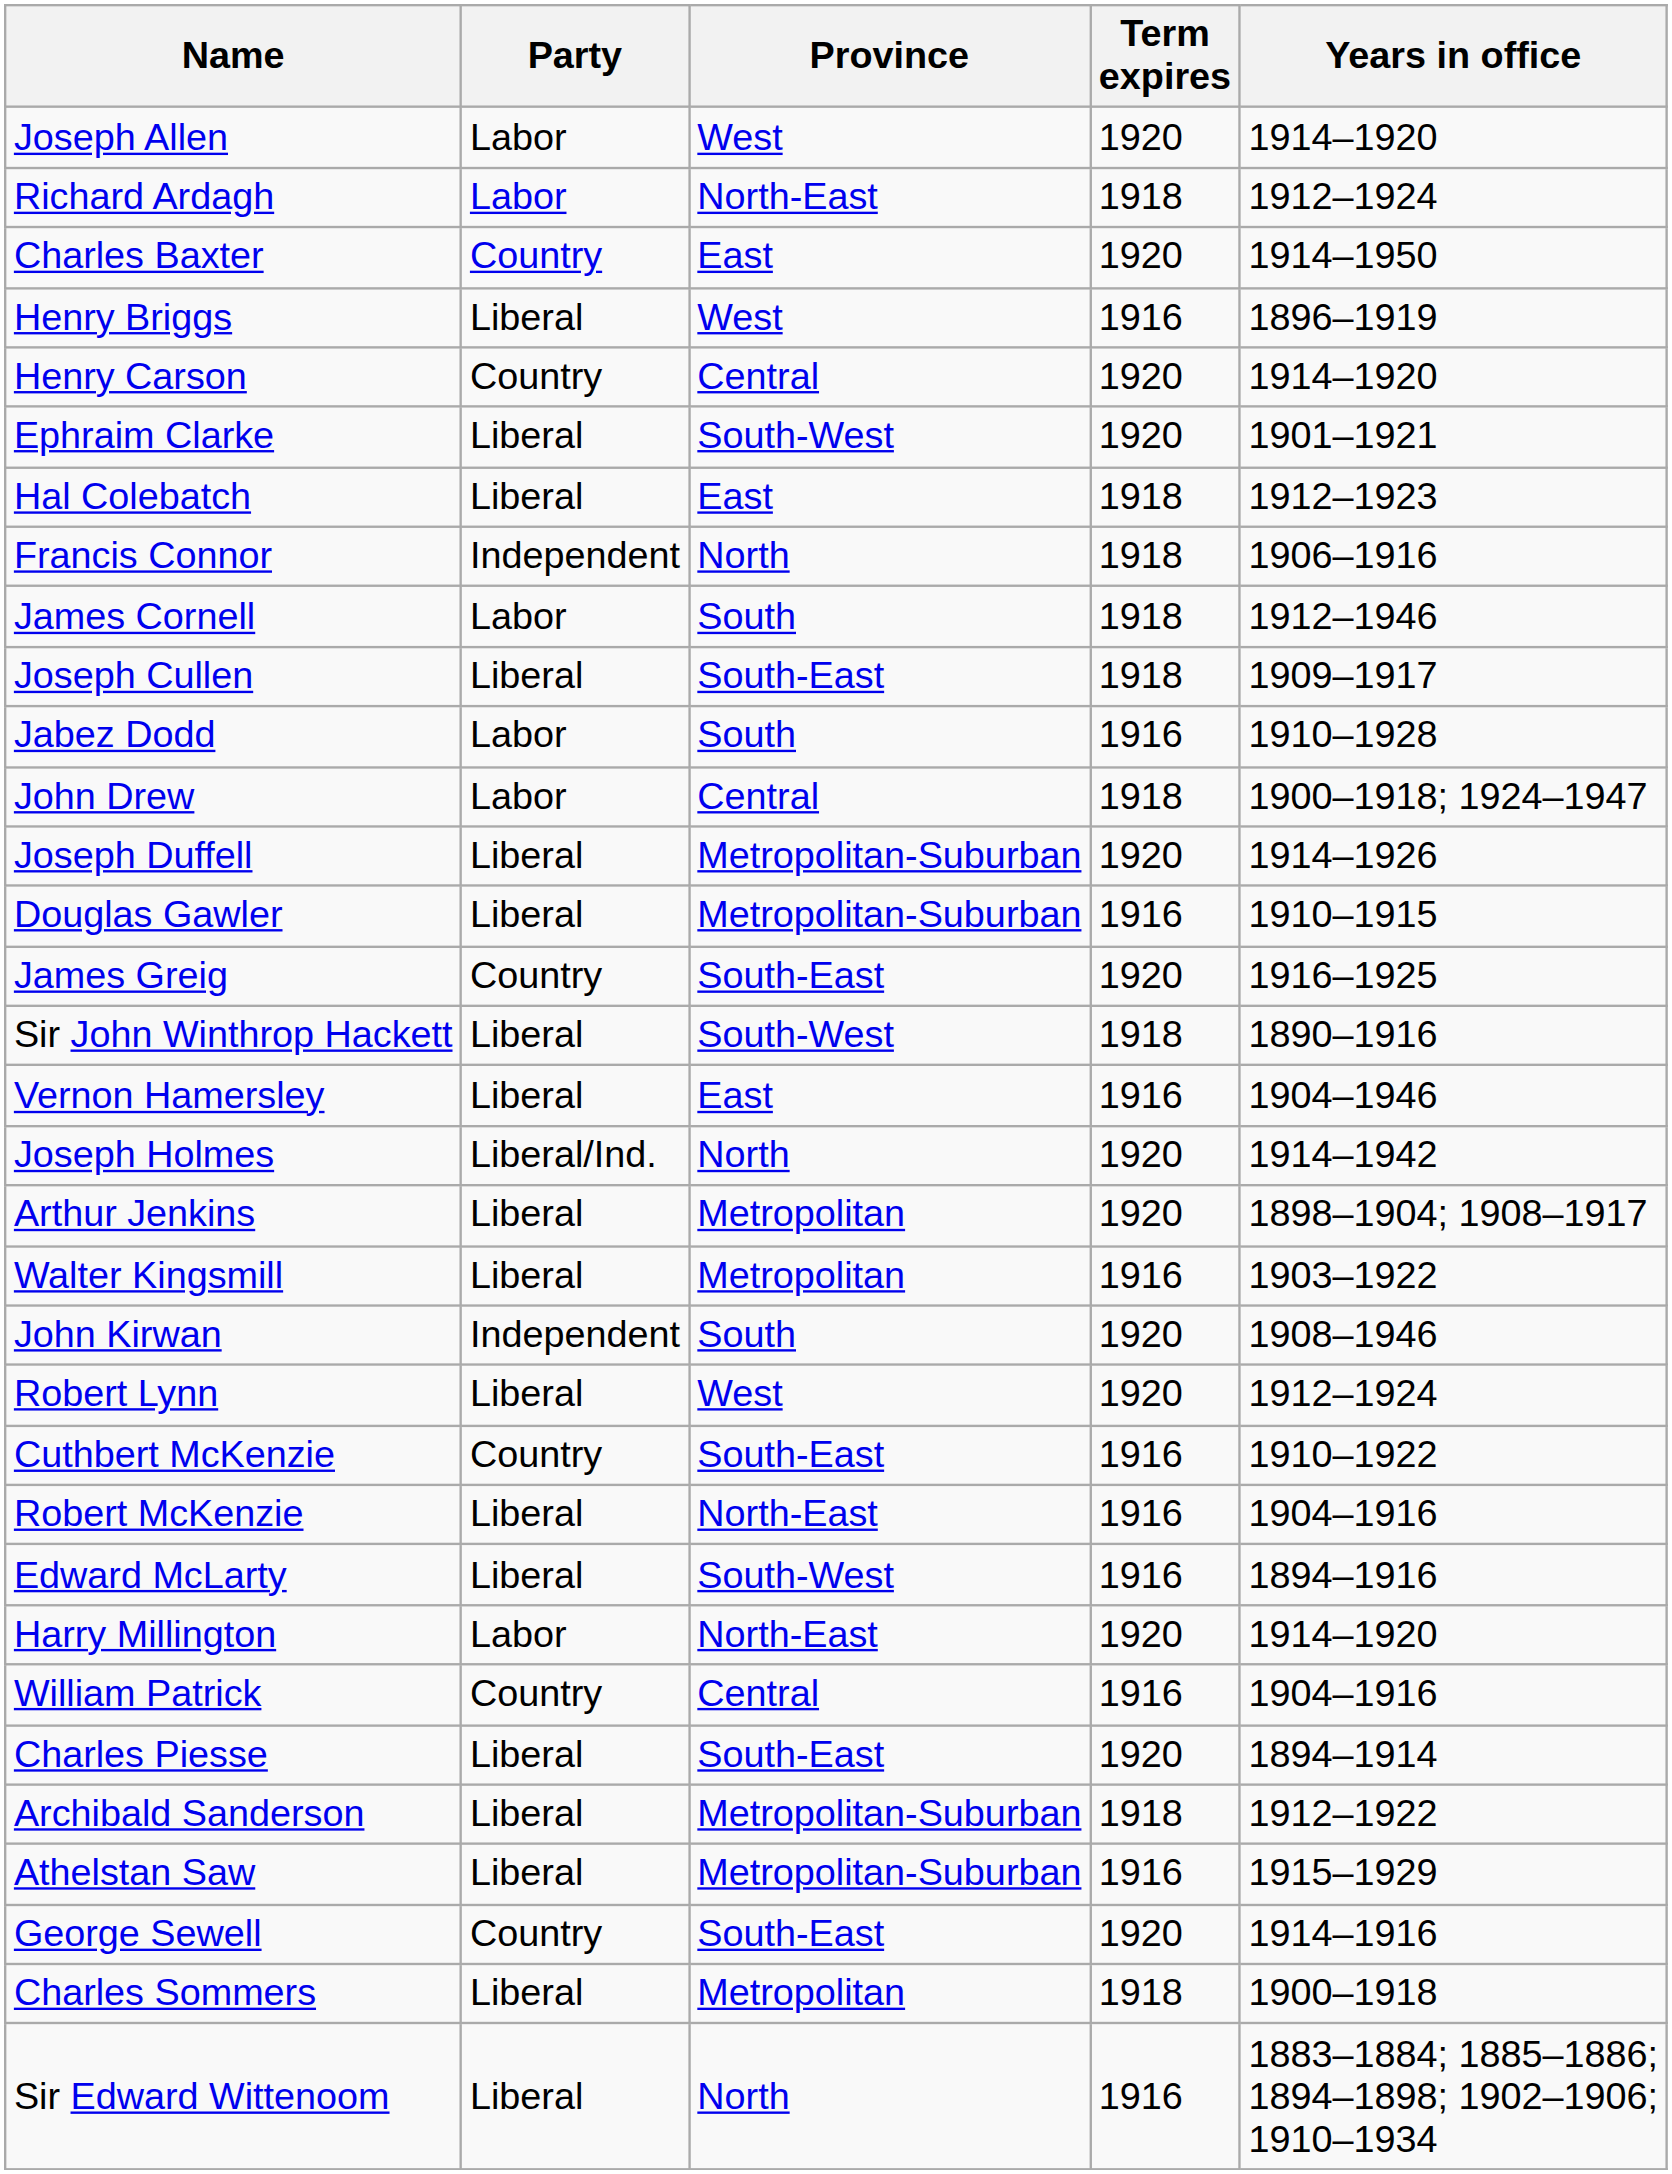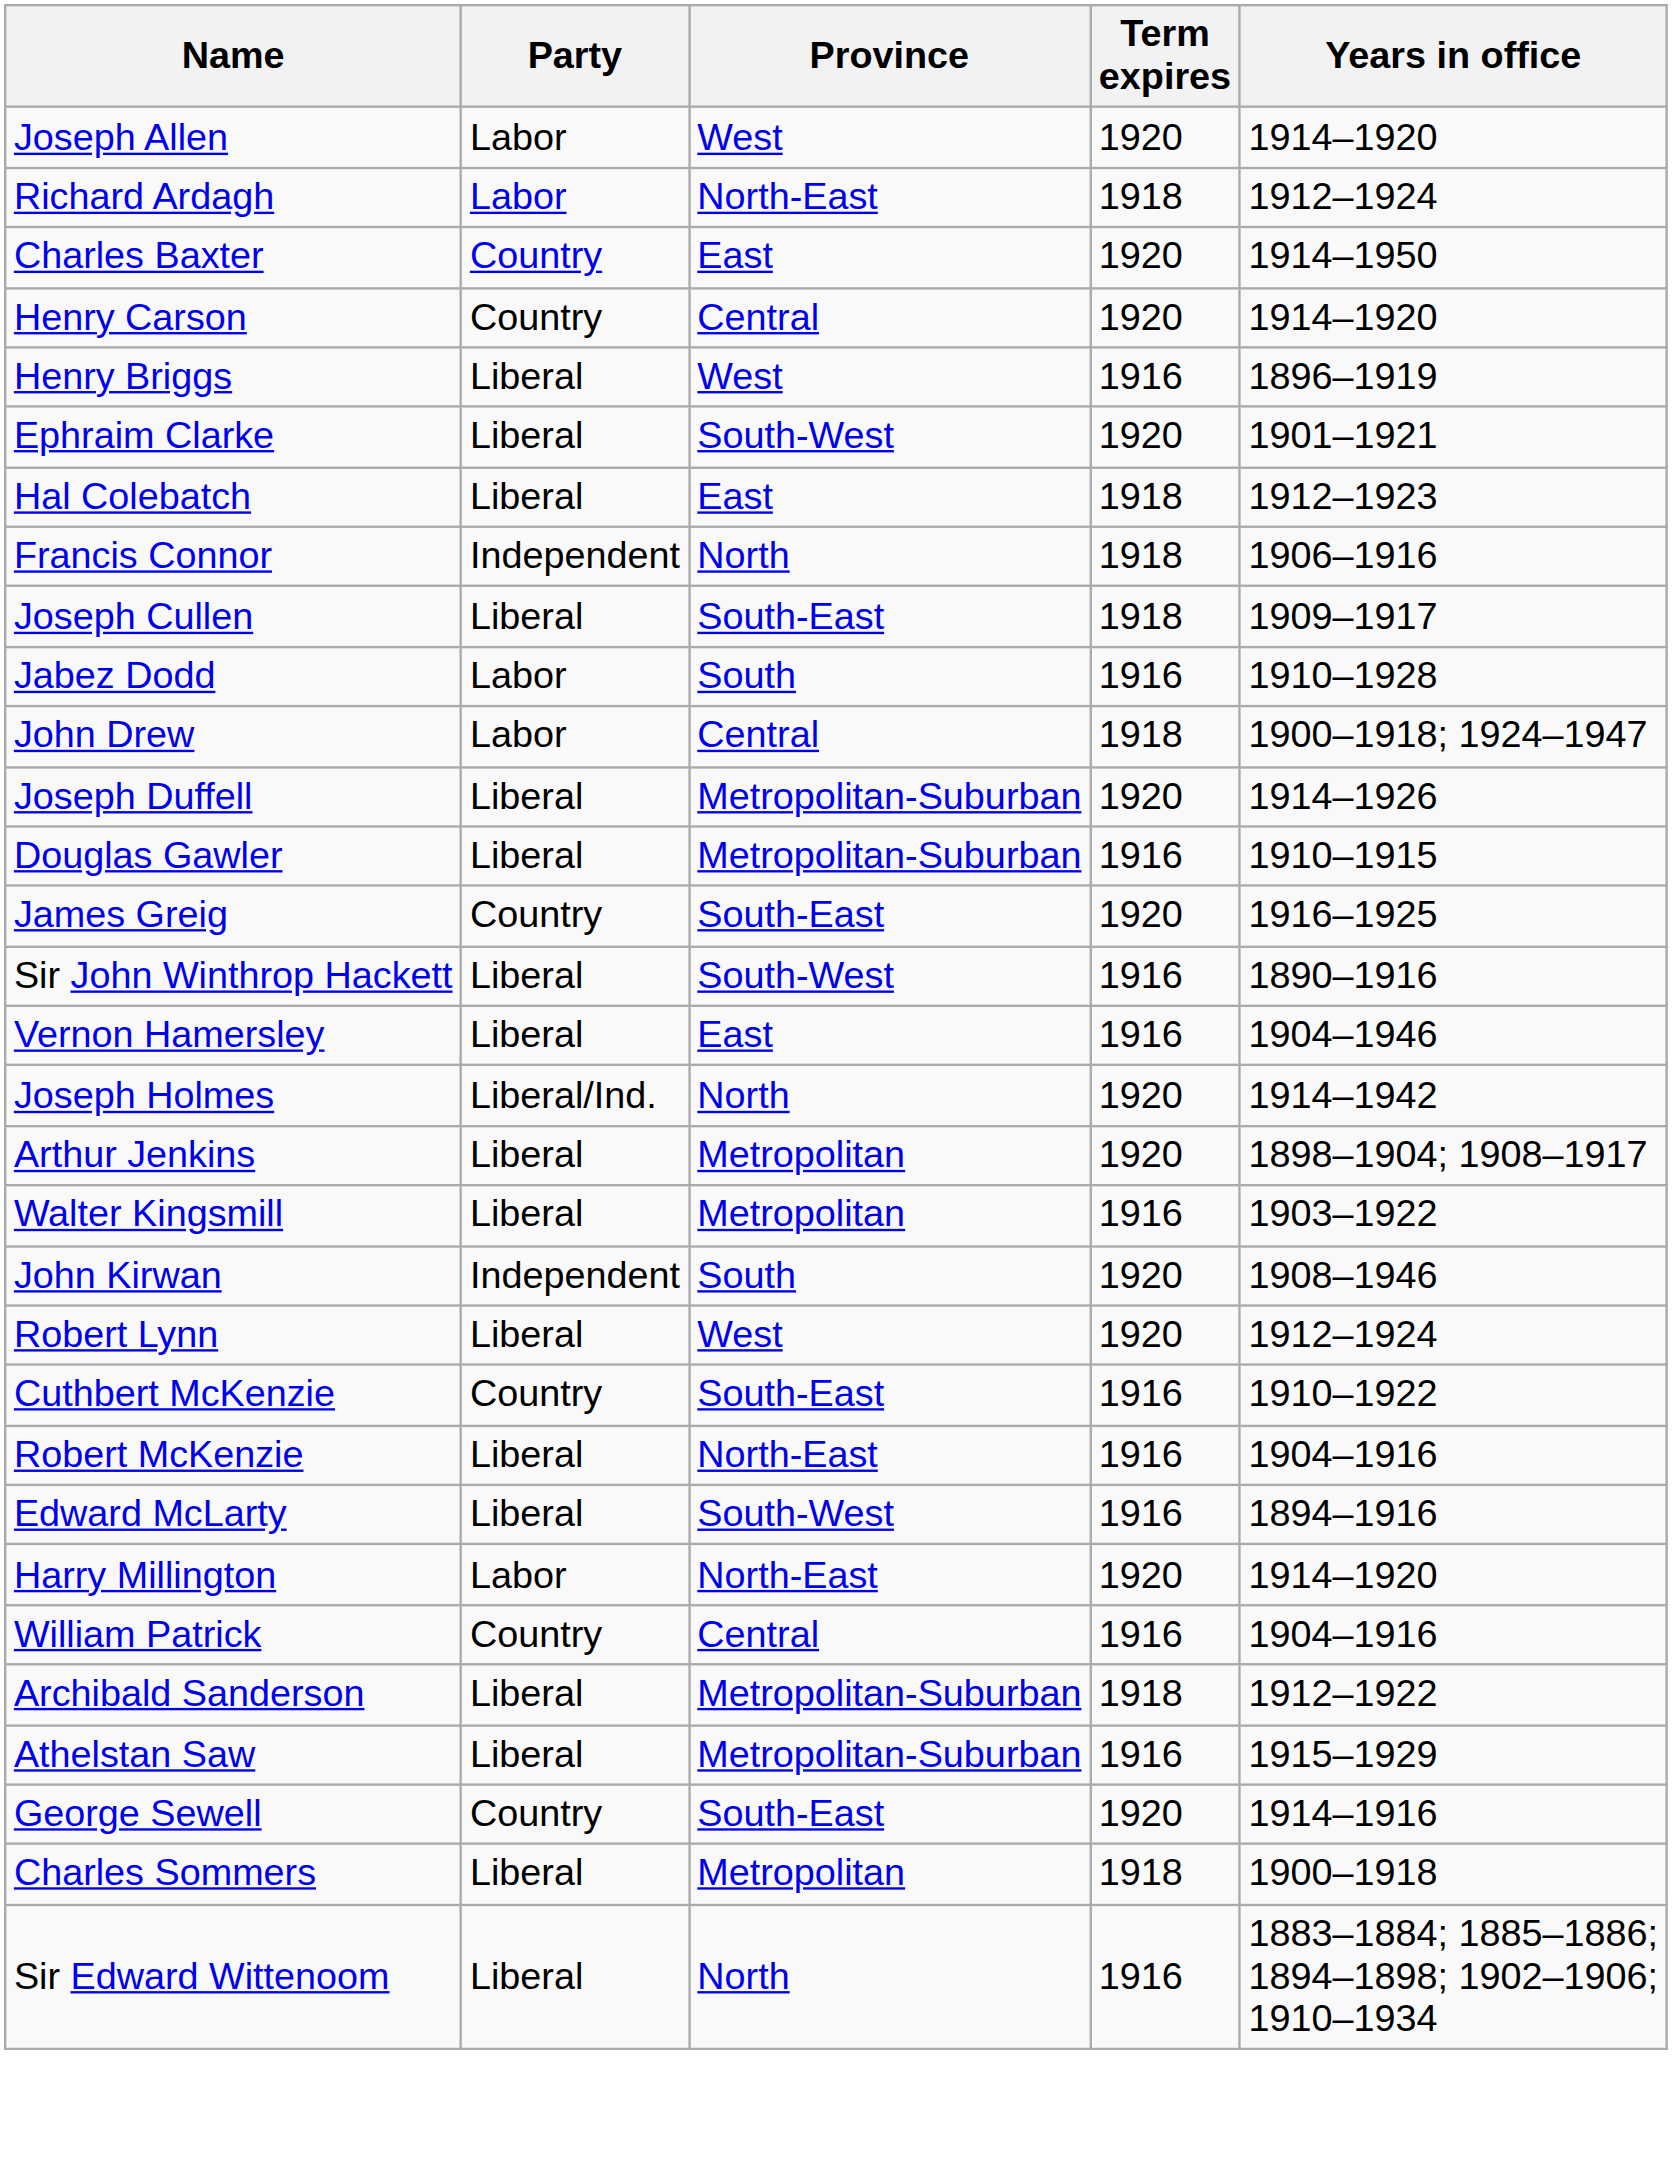rows swapped: (123, 316) <-> (130, 376)
- row: (135, 615)
(1141, 1035) 1918 -> (1141, 975) 1916
- row: (141, 1753)
